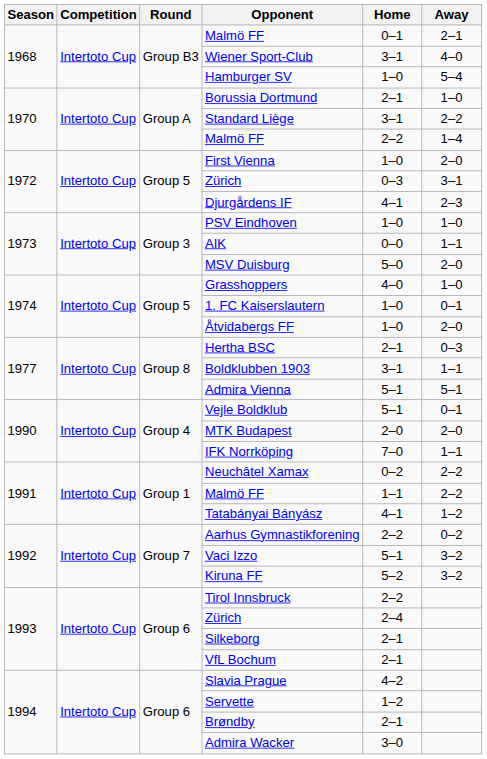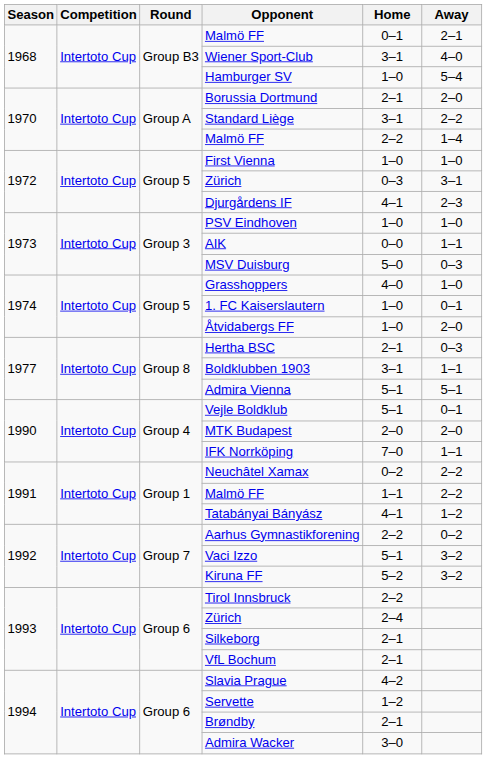(452, 98) 1–0 -> (452, 98) 2–0
(452, 160) 2–0 -> (452, 160) 1–0
(452, 264) 2–0 -> (452, 264) 0–3
